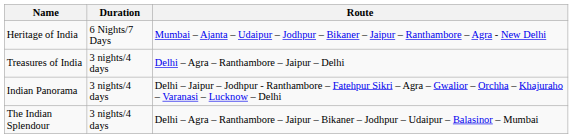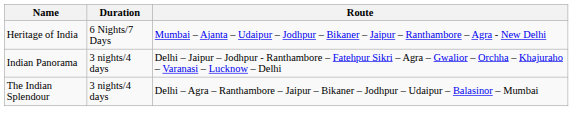- row: (44, 63)
